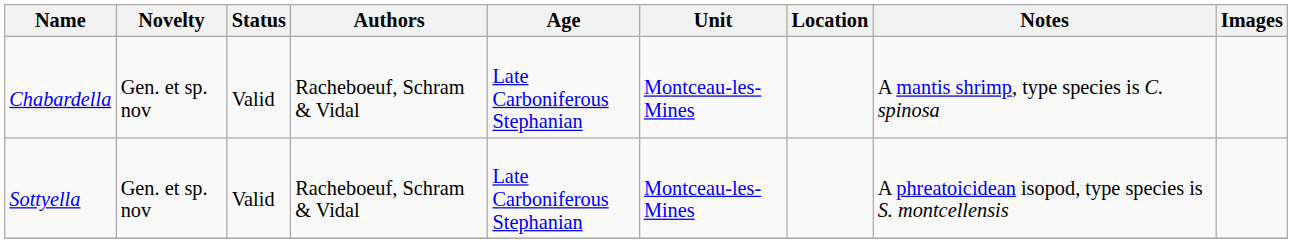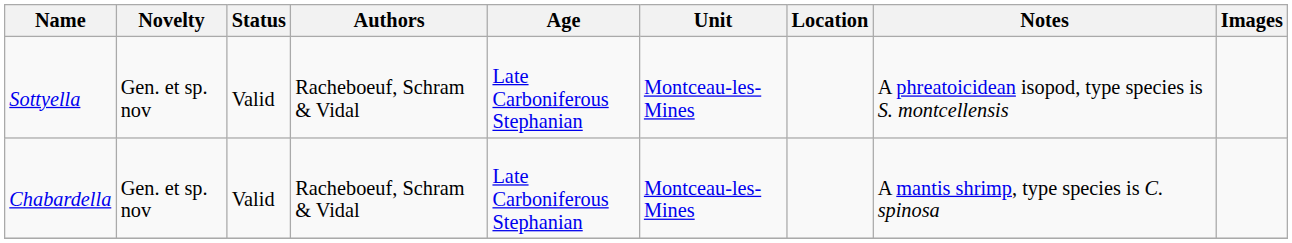rows swapped: (60, 98) <-> (45, 199)
